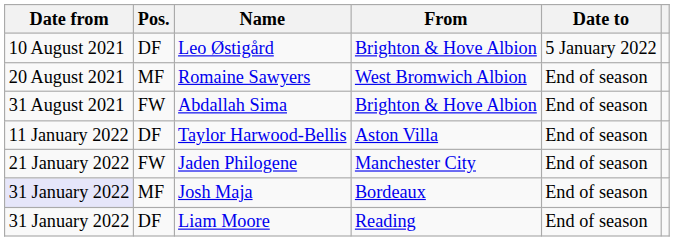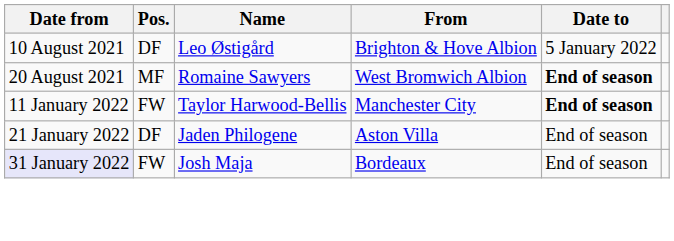(596, 76) normal -> (599, 76) bold
- row: (233, 105)
(149, 134) DF -> (151, 105) FW
(396, 134) Aston Villa -> (415, 105) Manchester City
(596, 134) normal -> (599, 105) bold
(151, 163) FW -> (149, 134) DF
(415, 163) Manchester City -> (396, 134) Aston Villa
(151, 192) MF -> (151, 163) FW
- row: (224, 221)
